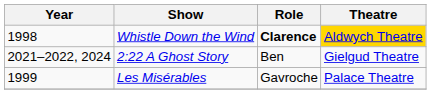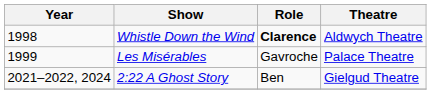(373, 36) gold background -> (373, 36) no background
rows swapped: (162, 78) <-> (173, 57)
